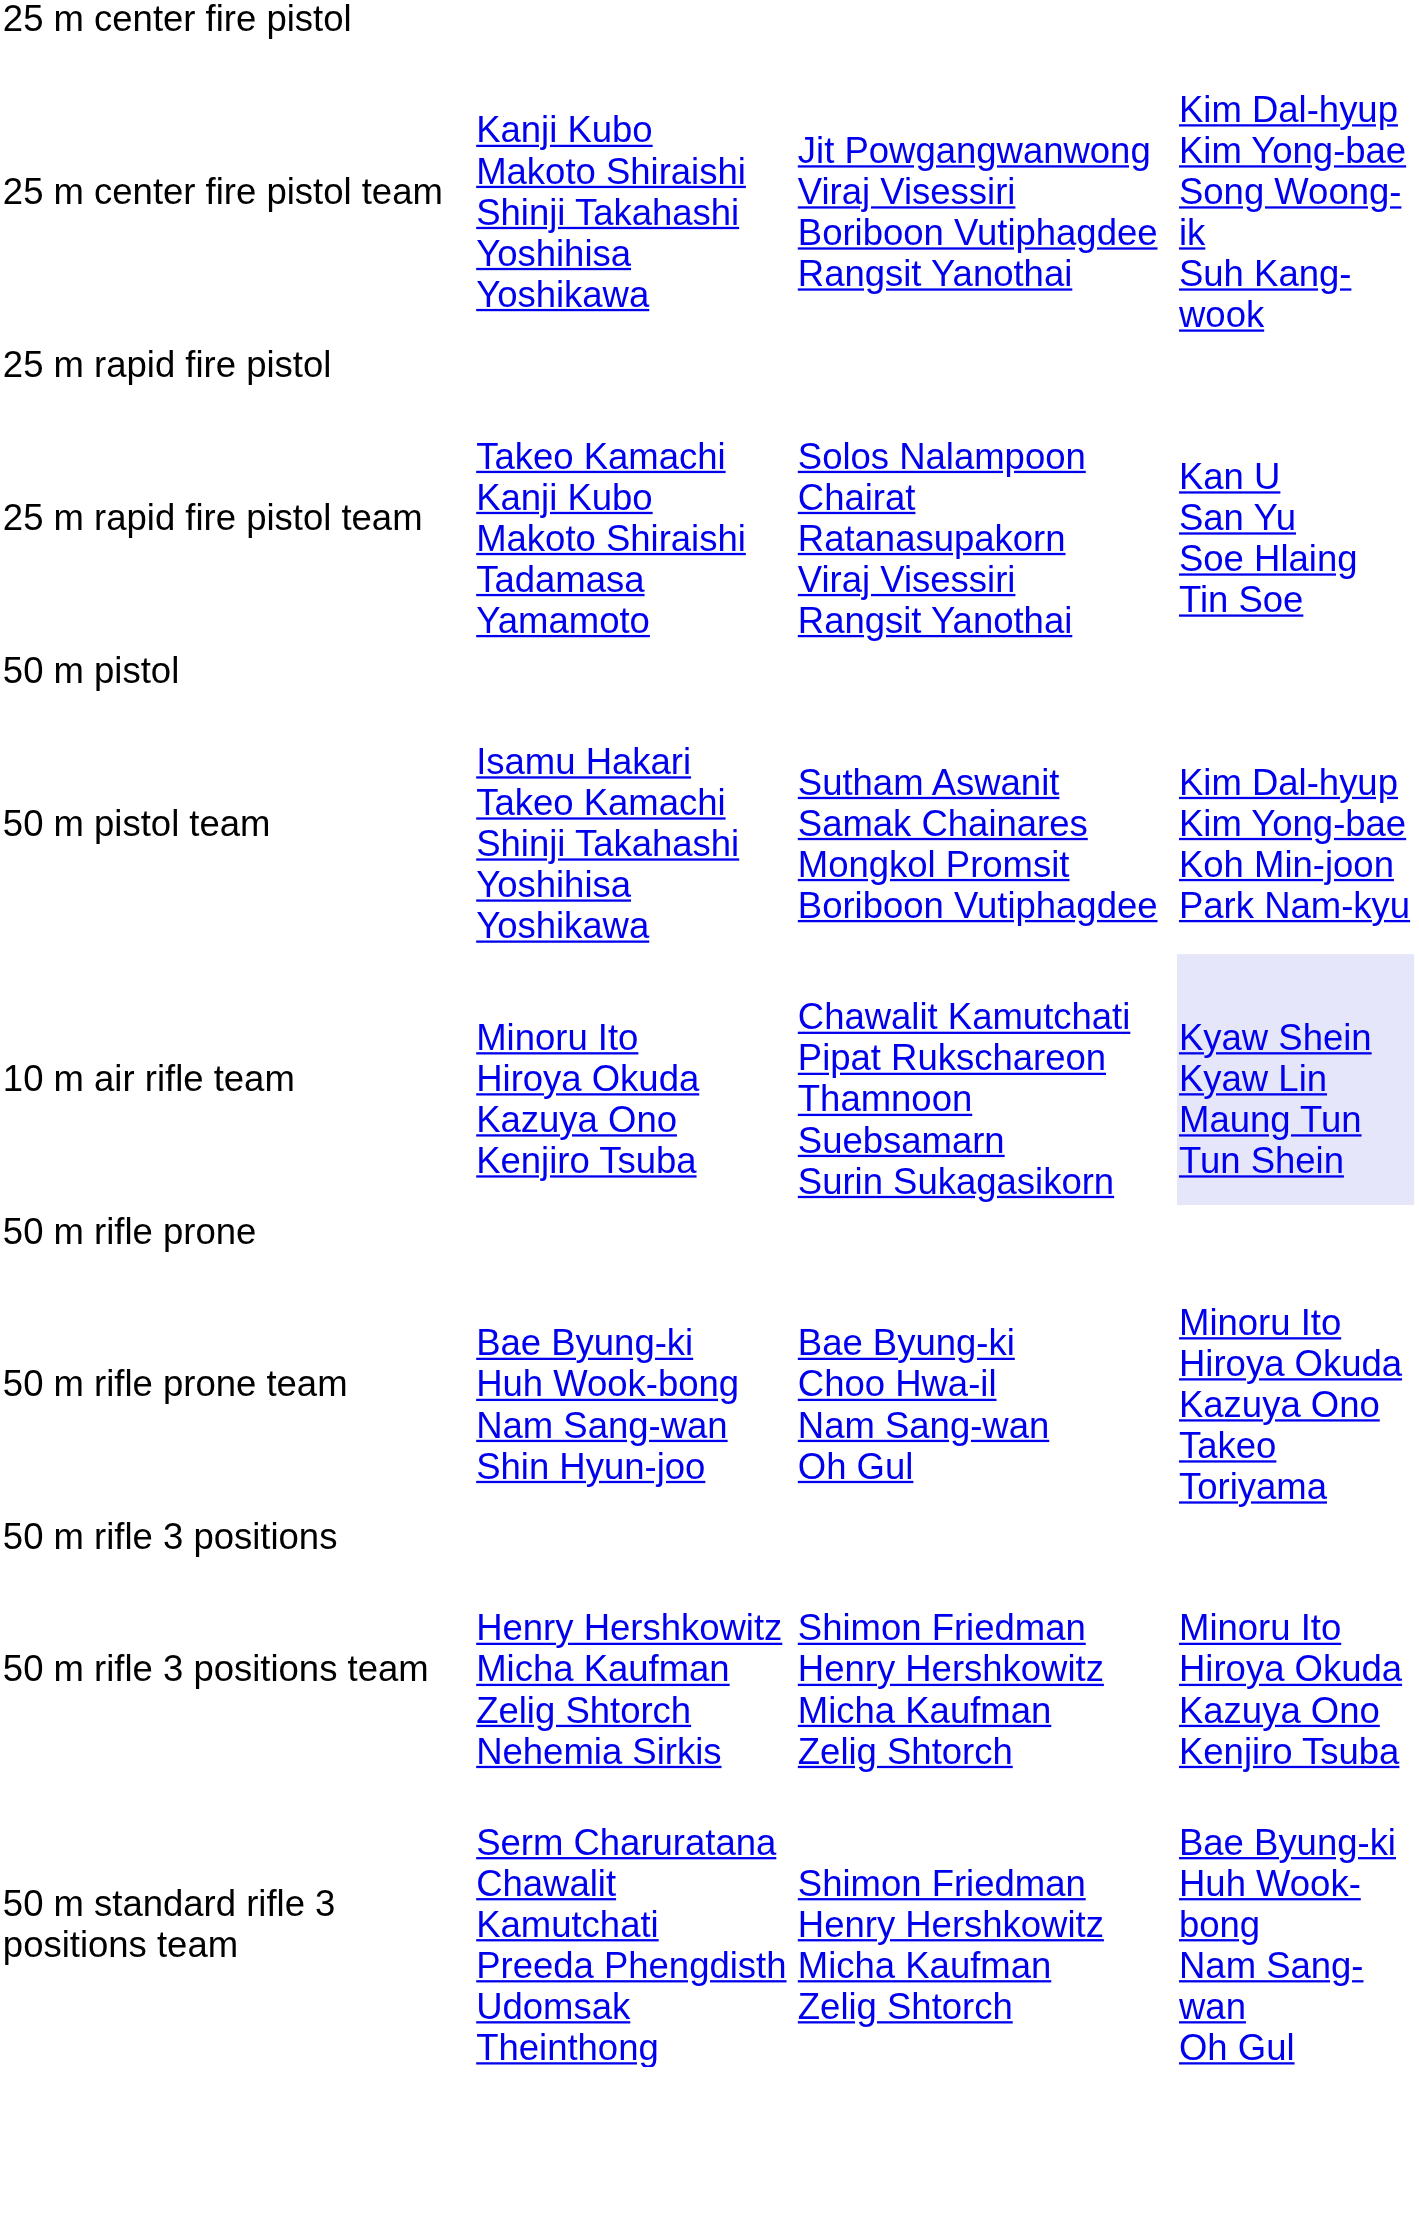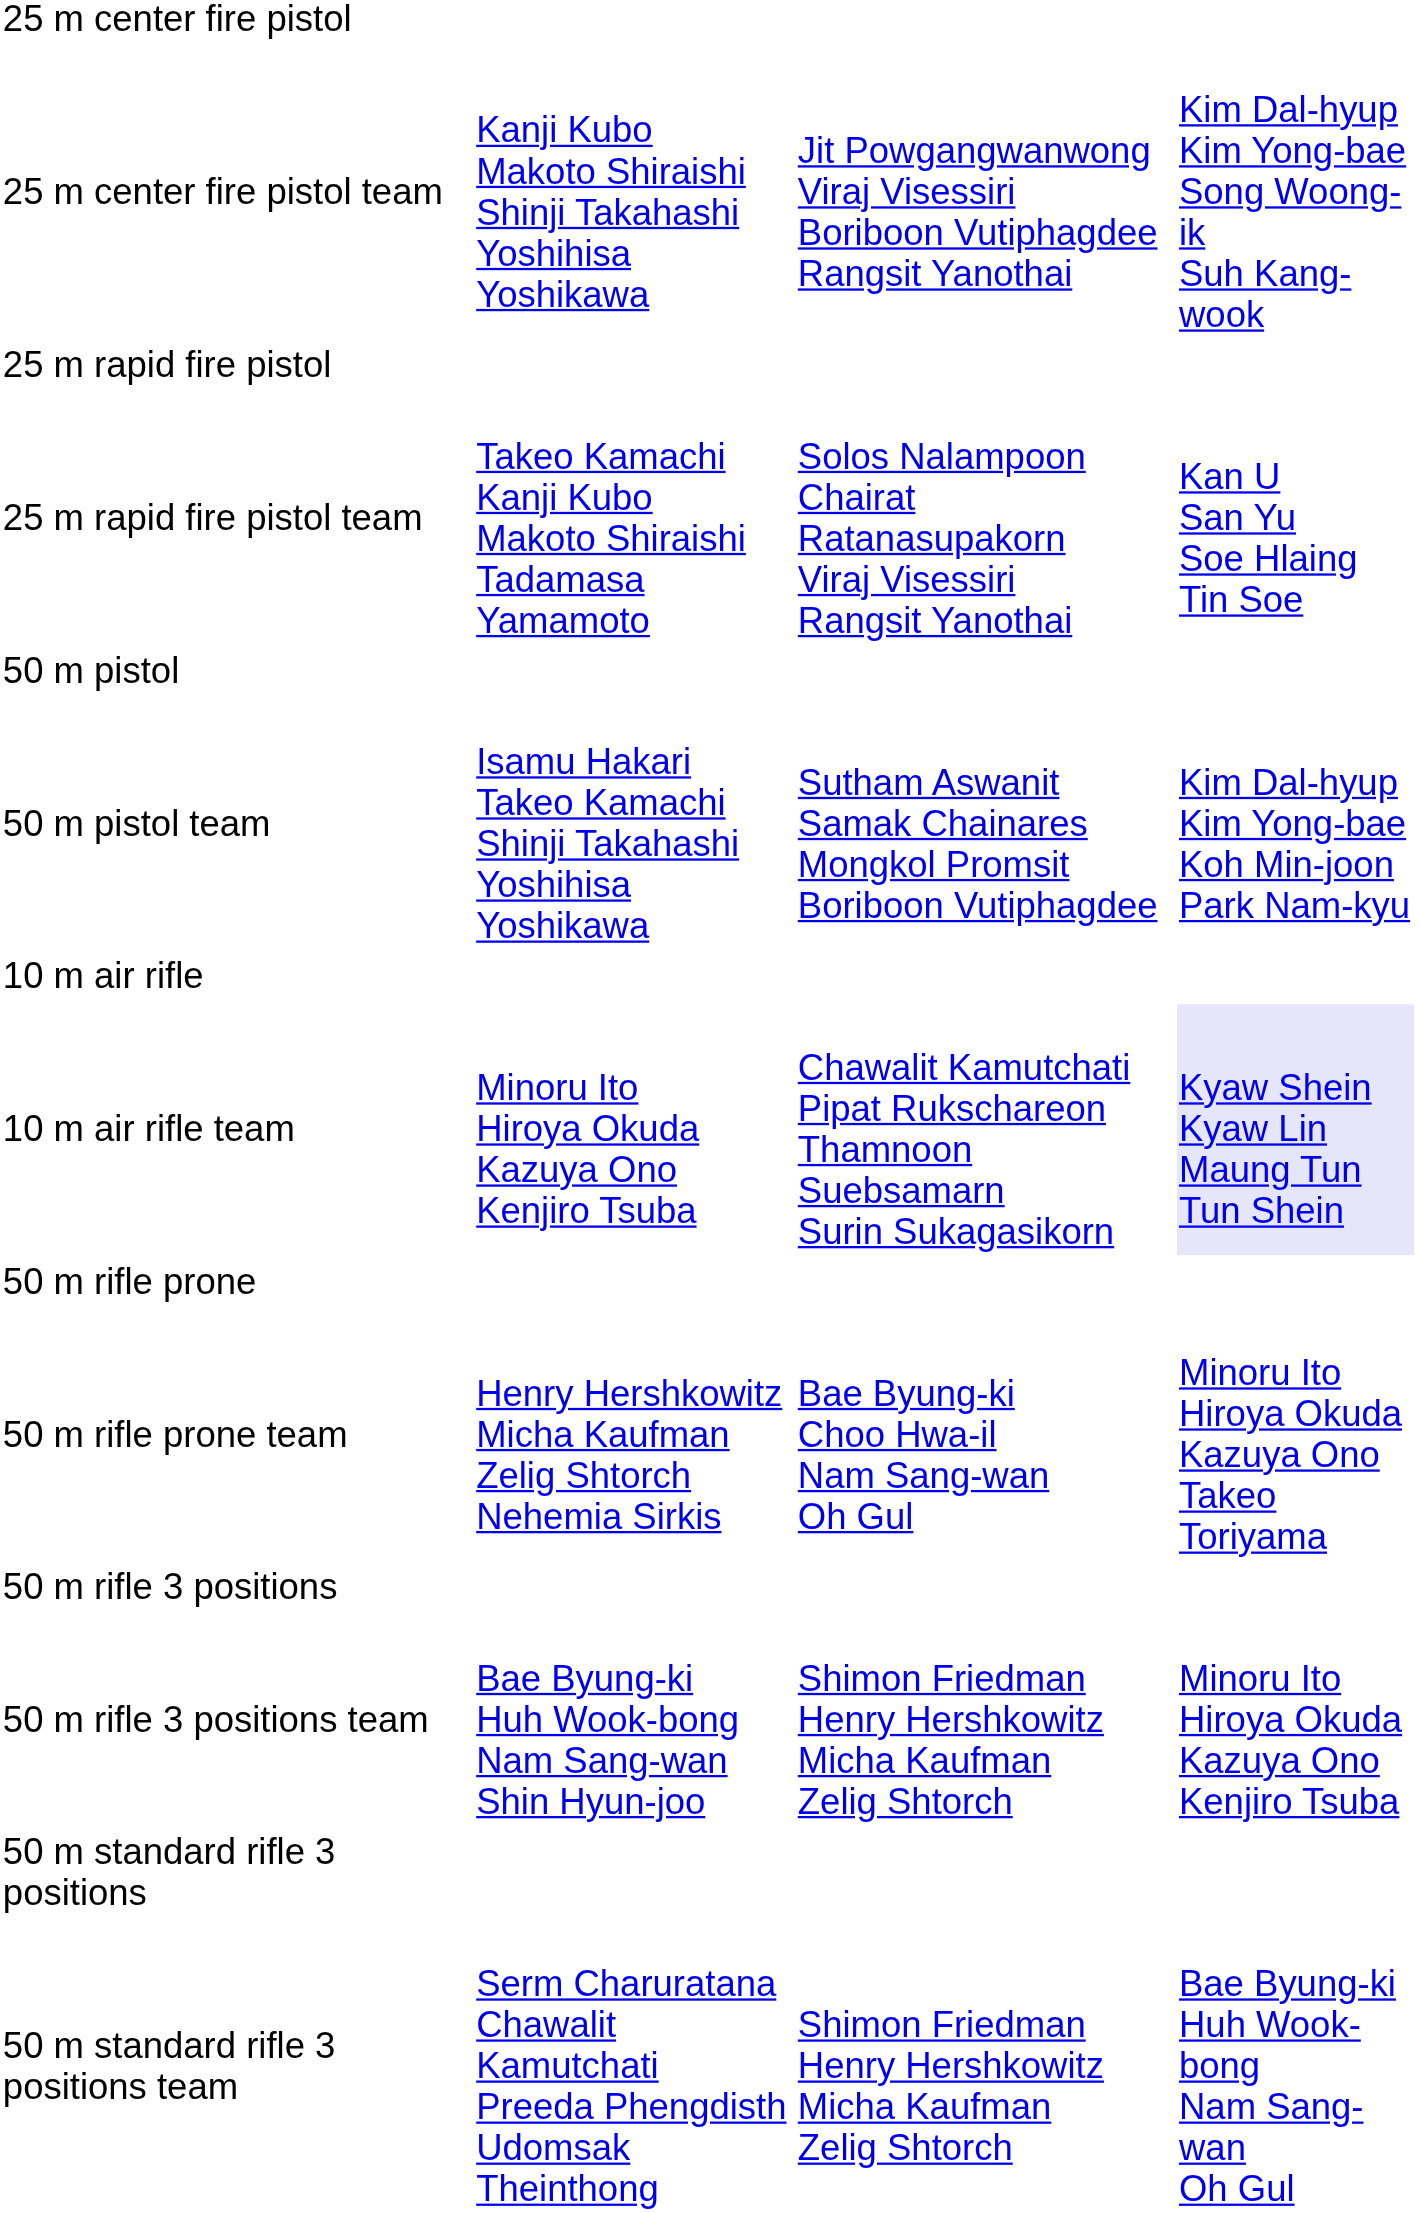+ row: (103, 976)
(608, 1404) Bae Byung-ki Huh Wook-bong Nam Sang-wan Shin Hyun-joo -> (629, 1455) Henry Hershkowitz Micha Kaufman Zelig Shtorch Nehemia Sirkis
(629, 1689) Henry Hershkowitz Micha Kaufman Zelig Shtorch Nehemia Sirkis -> (608, 1740) Bae Byung-ki Huh Wook-bong Nam Sang-wan Shin Hyun-joo
+ row: (169, 1872)
